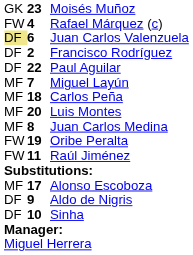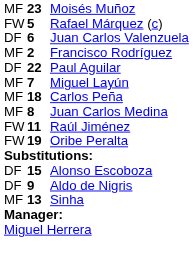(14, 8) GK -> (14, 8) MF
(31, 23) 4 -> (31, 23) 5
(13, 38) khaki background -> (13, 38) no background
(13, 53) DF -> (14, 53) MF
- row: (86, 111)
rows swapped: (90, 156) <-> (89, 141)
(14, 185) MF -> (13, 170) DF
(34, 185) 17 -> (34, 170) 15
(13, 214) DF -> (14, 200) MF
(34, 214) 10 -> (34, 200) 13
